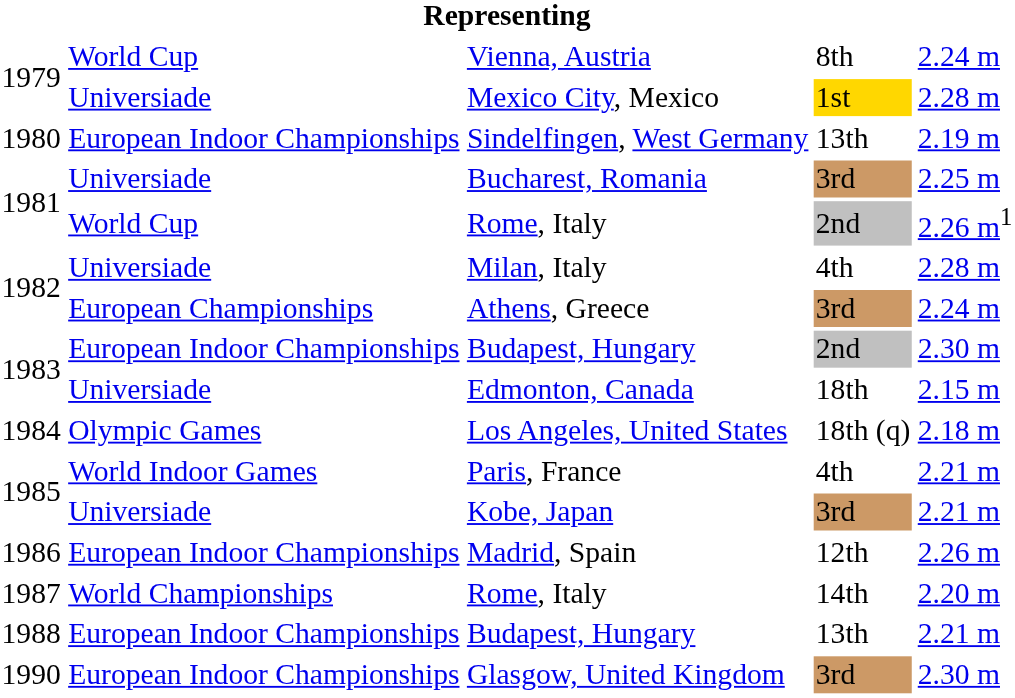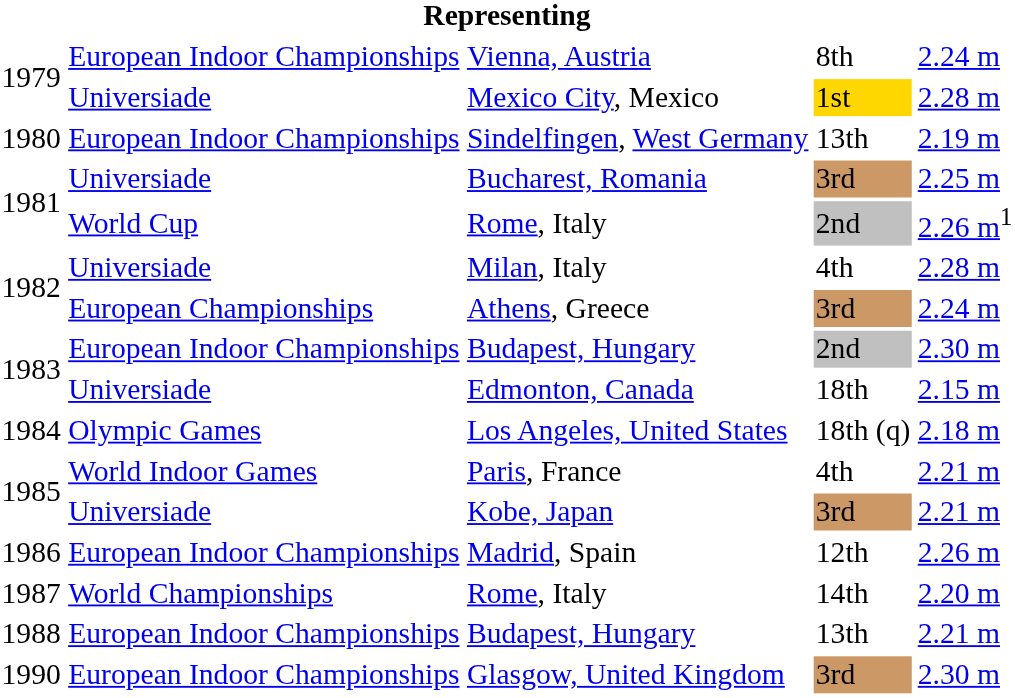(133, 56) World Cup -> (264, 56) European Indoor Championships
